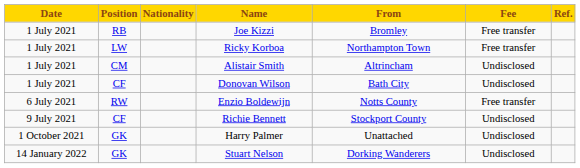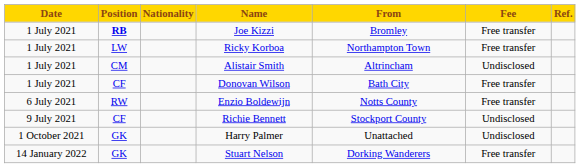(119, 31) normal -> (119, 31) bold
(508, 83) Undisclosed -> (508, 83) Free transfer
(508, 154) Undisclosed -> (508, 154) Free transfer
